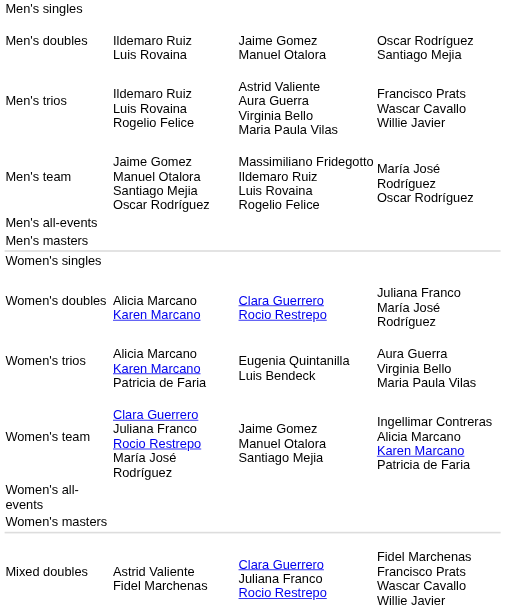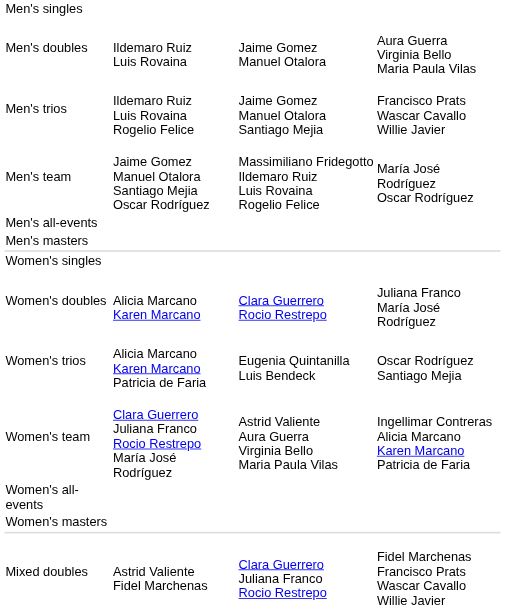(425, 47) Oscar Rodríguez Santiago Mejia -> (427, 55) Aura Guerra Virginia Bello Maria Paula Vilas
(288, 108) Astrid Valiente Aura Guerra Virginia Bello Maria Paula Vilas -> (282, 115) Jaime Gomez Manuel Otalora Santiago Mejia
(427, 368) Aura Guerra Virginia Bello Maria Paula Vilas -> (425, 368) Oscar Rodríguez Santiago Mejia
(282, 443) Jaime Gomez Manuel Otalora Santiago Mejia -> (288, 443) Astrid Valiente Aura Guerra Virginia Bello Maria Paula Vilas
